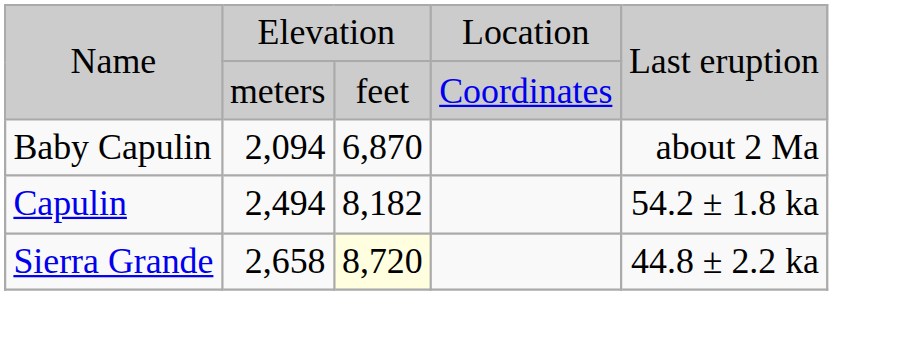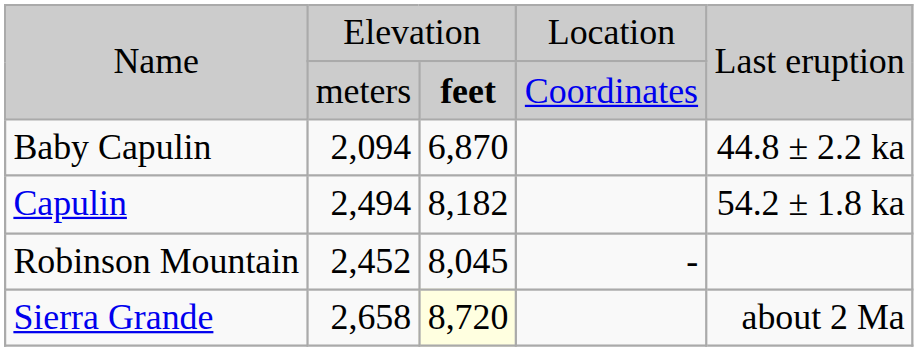(382, 89) normal -> (468, 89) bold
(737, 146) about 2 Ma -> (811, 146) 44.8 ± 2.2 ka
+ row: (156, 260)
(725, 260) 44.8 ± 2.2 ka -> (823, 317) about 2 Ma
